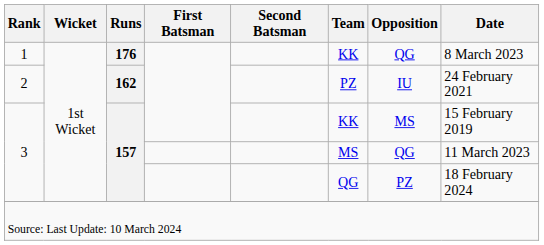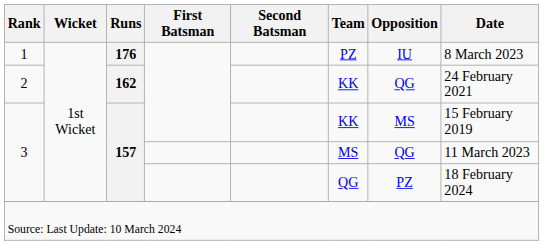(348, 53) KK -> (348, 53) PZ
(405, 53) QG -> (405, 53) IU
(348, 84) PZ -> (348, 84) KK
(405, 84) IU -> (405, 84) QG
